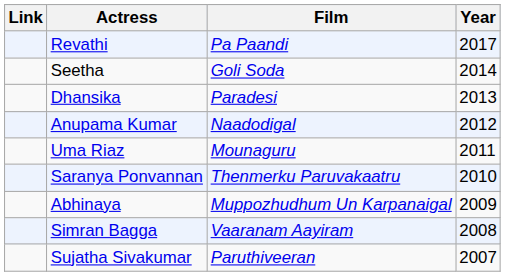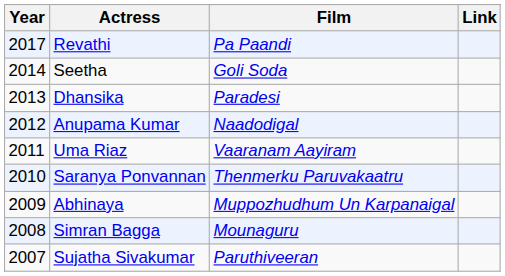columns swapped: (478, 17) <-> (26, 17)
(253, 151) Mounaguru -> (285, 151) Vaaranam Aayiram
(282, 230) Vaaranam Aayiram -> (256, 230) Mounaguru
